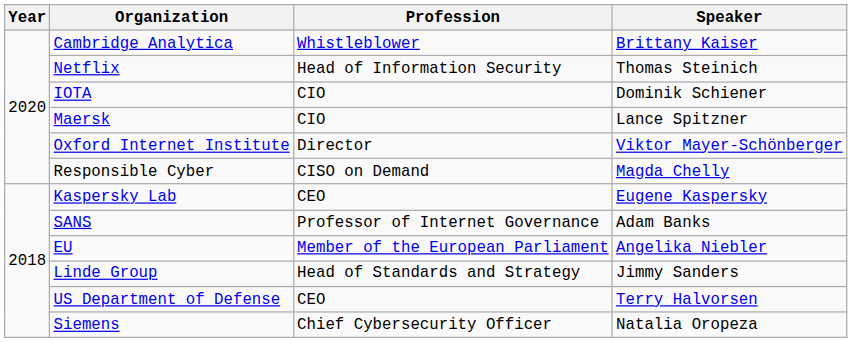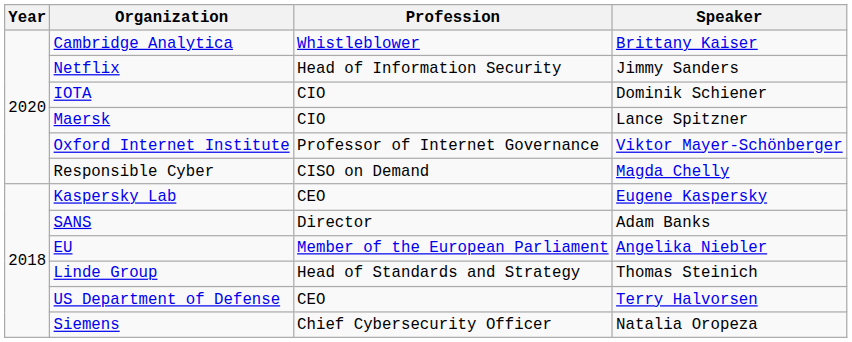(687, 69) Thomas Steinich -> (677, 69) Jimmy Sanders
(335, 146) Director -> (448, 146) Professor of Internet Governance
(448, 223) Professor of Internet Governance -> (335, 223) Director
(677, 274) Jimmy Sanders -> (687, 274) Thomas Steinich
